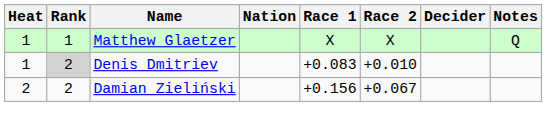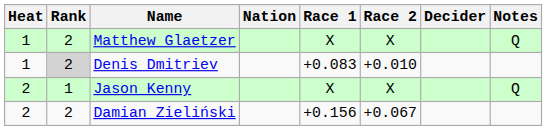(69, 41) 1 -> (69, 41) 2
+ row: (142, 89)
